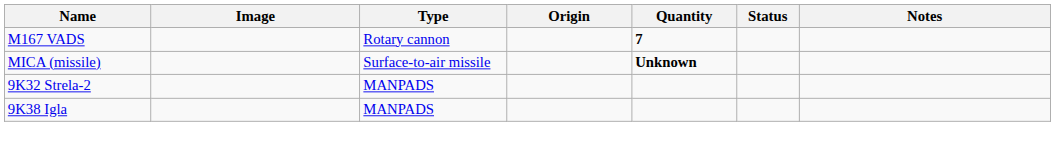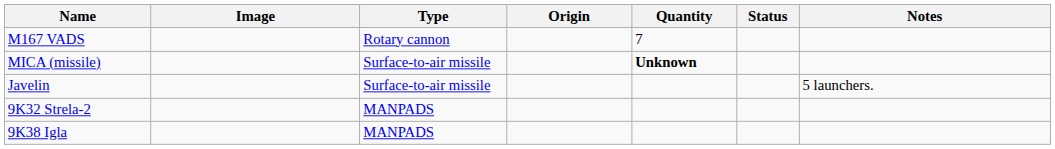(639, 39) bold -> (639, 39) normal
+ row: (29, 86)
